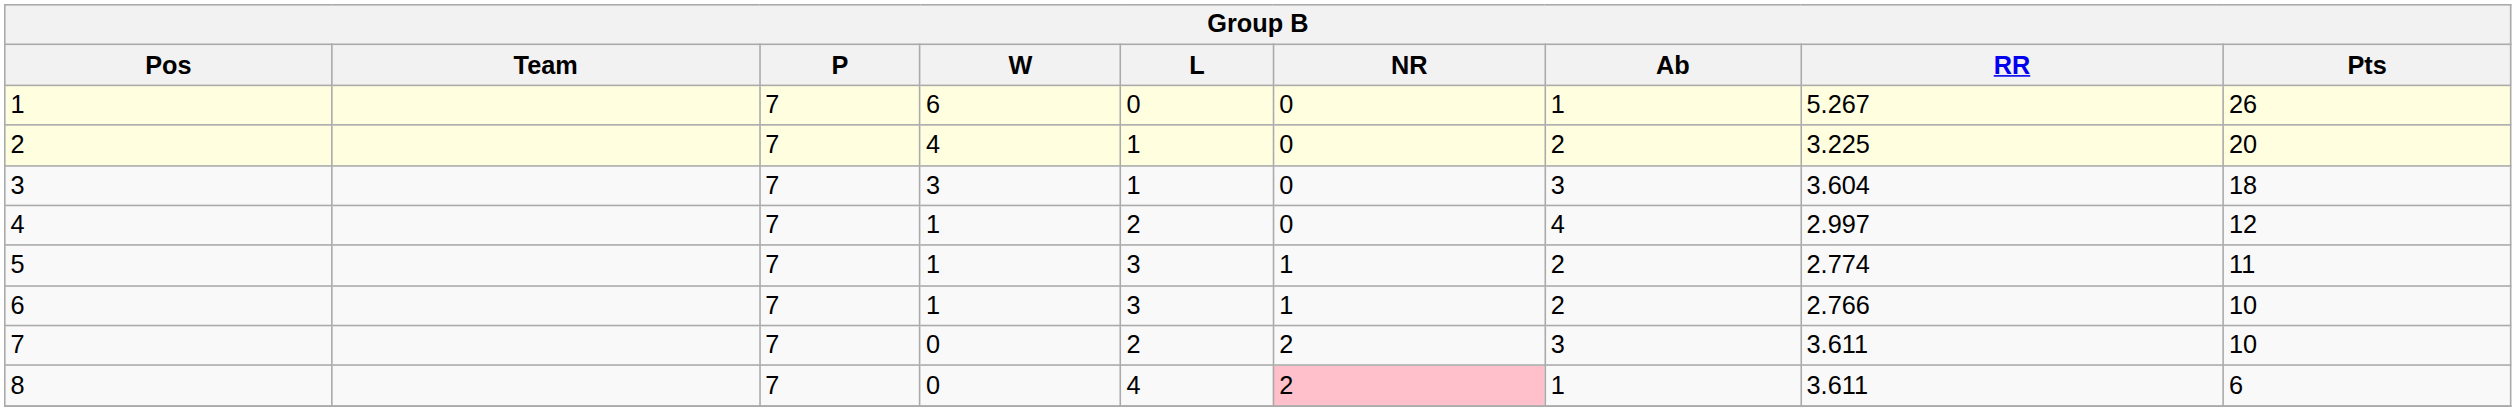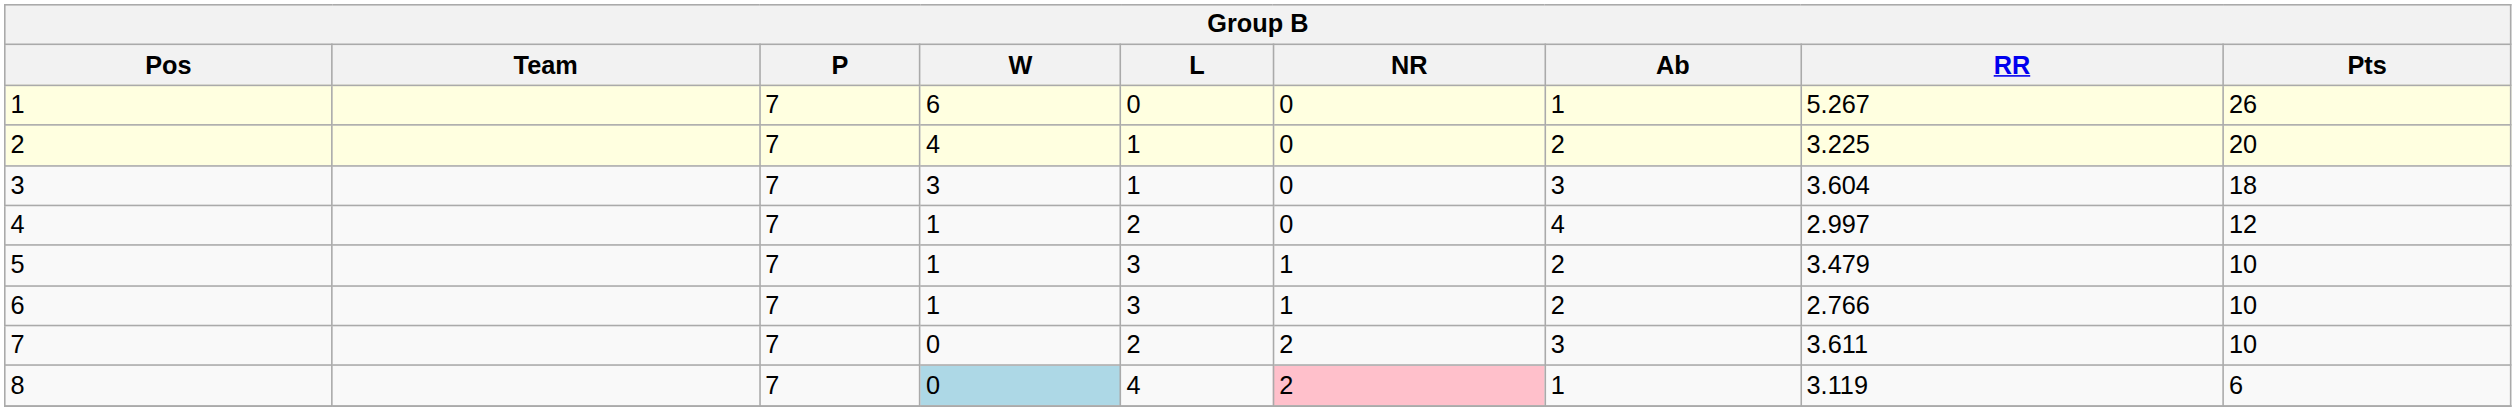(1838, 265) 2.774 -> (1838, 265) 3.479
(2242, 265) 11 -> (2243, 265) 10
(933, 385) no background -> (933, 385) lightblue background
(1837, 385) 3.611 -> (1837, 385) 3.119
